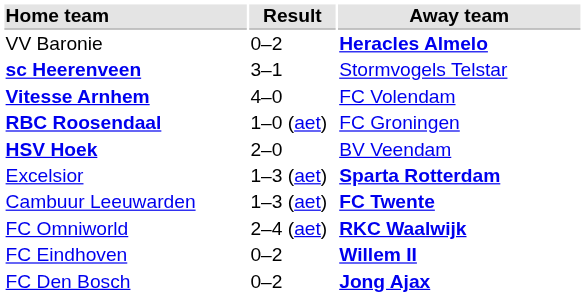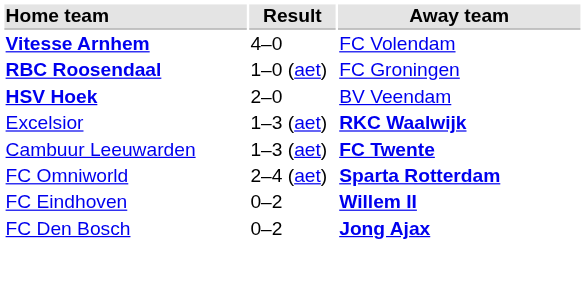- row: (54, 43)
- row: (73, 70)
(420, 175) Sparta Rotterdam -> (403, 123) RKC Waalwijk
(403, 228) RKC Waalwijk -> (420, 175) Sparta Rotterdam
